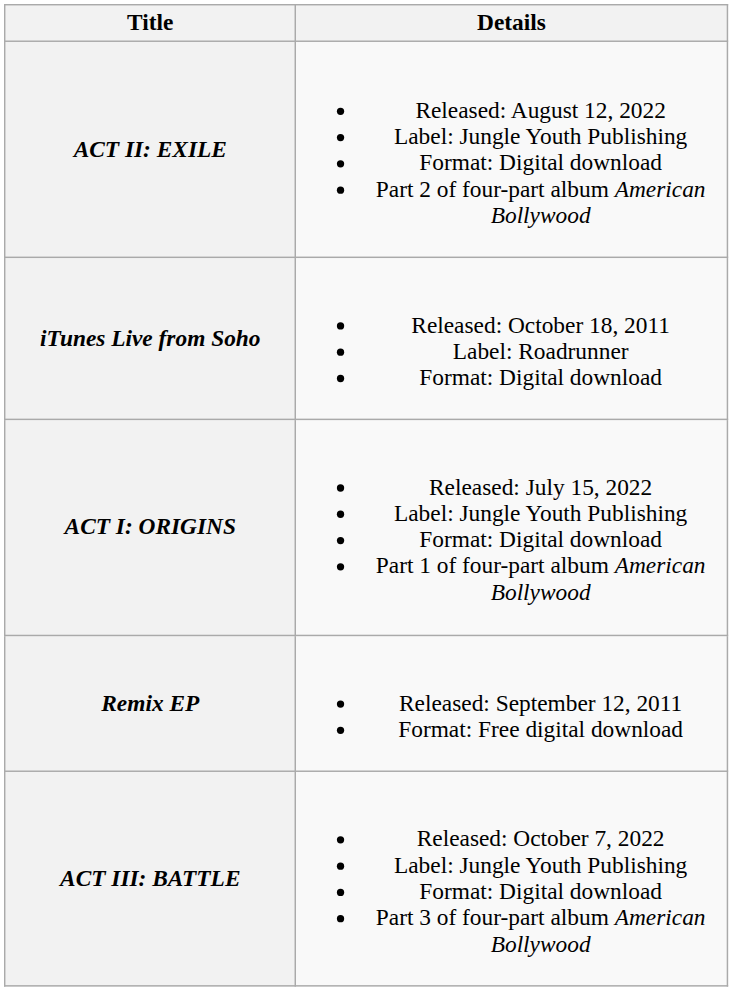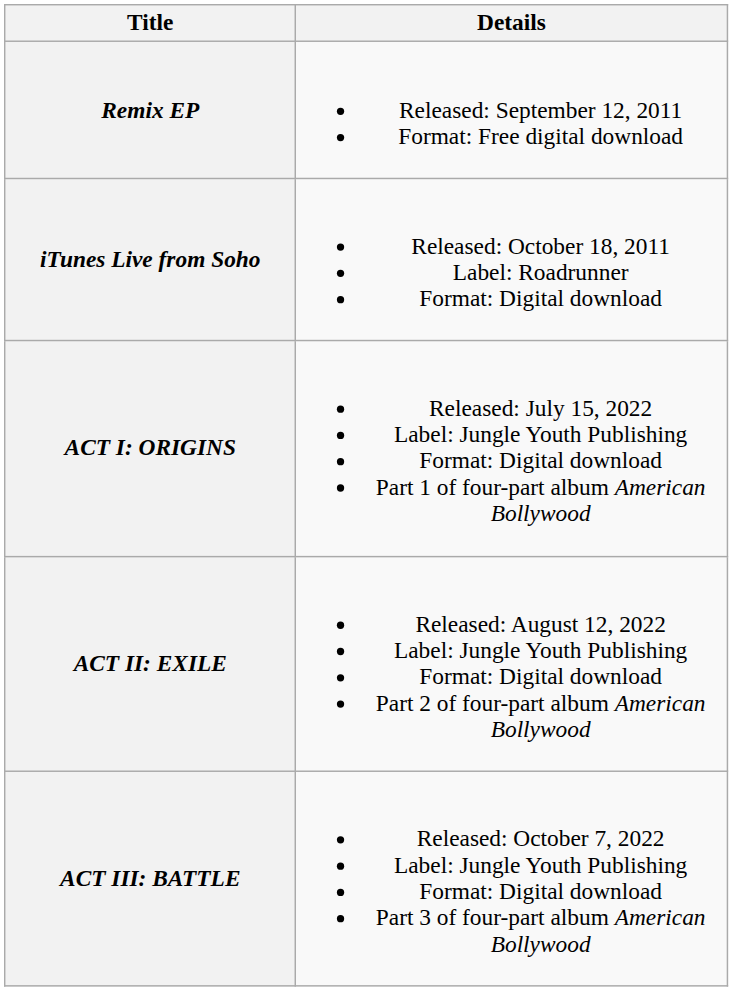rows swapped: (150, 702) <-> (150, 149)
